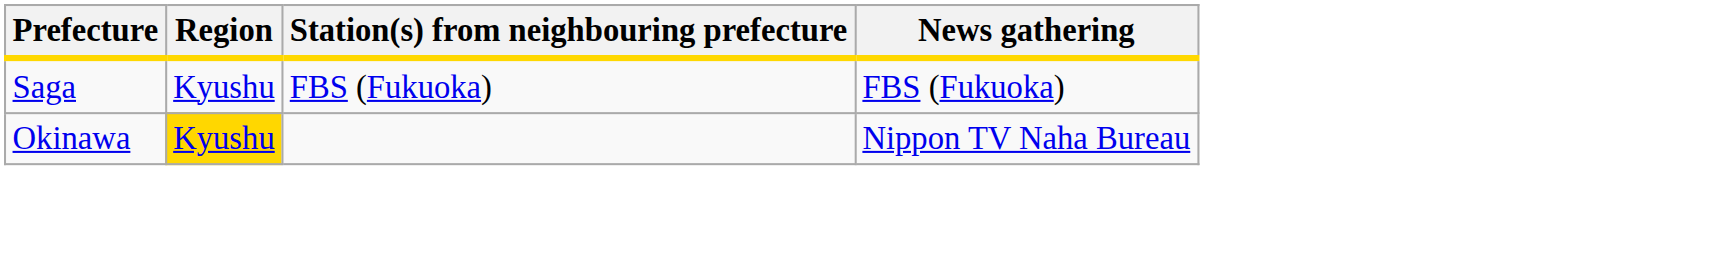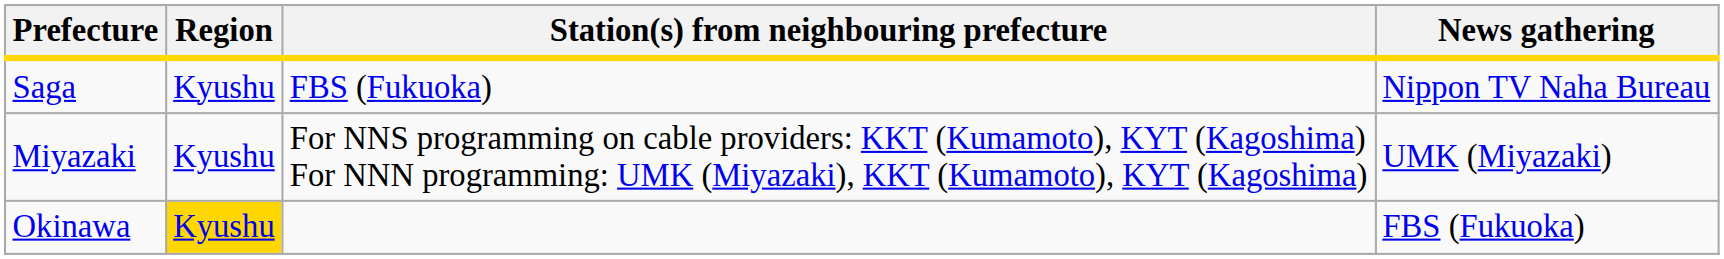(964, 86) FBS (Fukuoka) -> (1546, 86) Nippon TV Naha Bureau
+ row: (74, 156)
(1026, 137) Nippon TV Naha Bureau -> (1484, 226) FBS (Fukuoka)
